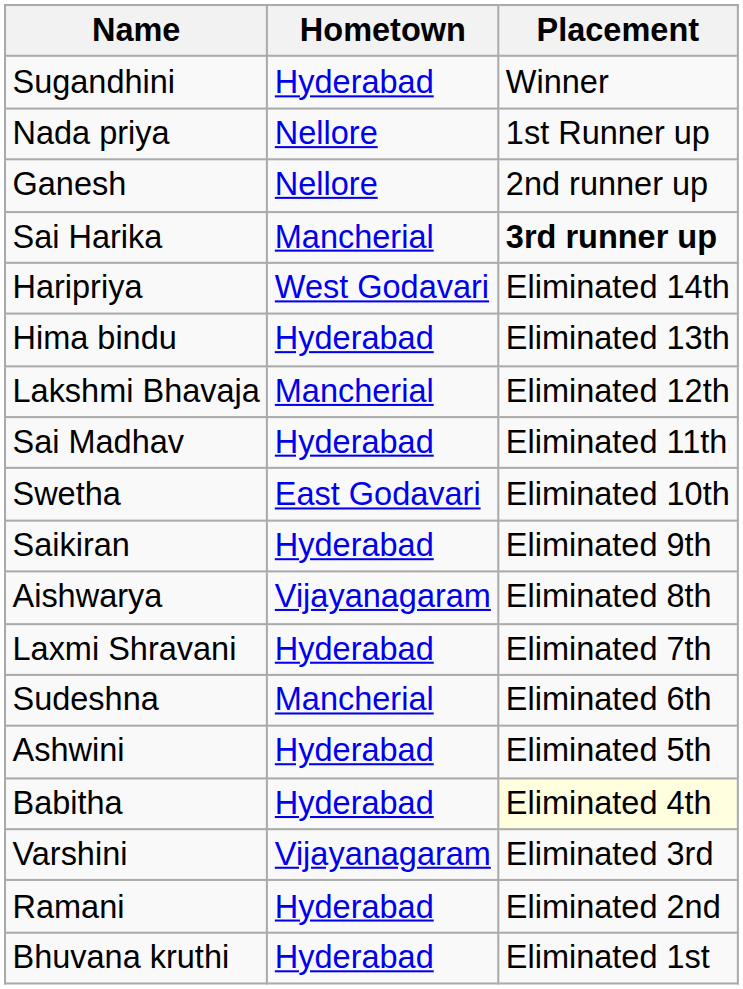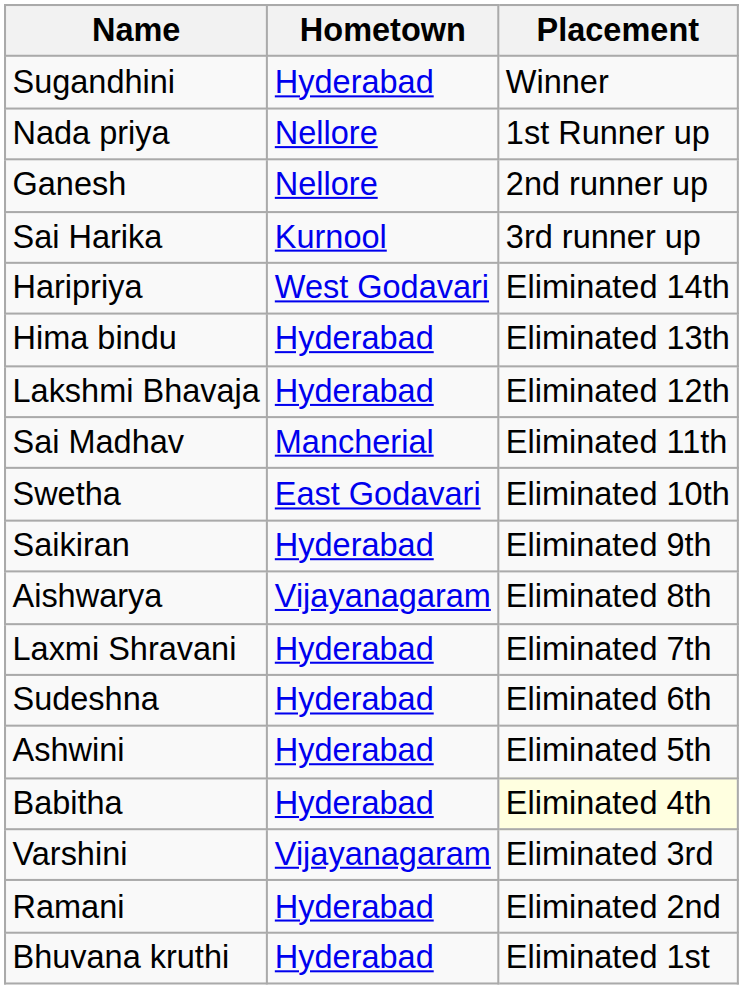(354, 236) Mancherial -> (331, 236) Kurnool
(611, 236) bold -> (603, 236) normal
(354, 390) Mancherial -> (354, 390) Hyderabad
(354, 442) Hyderabad -> (354, 442) Mancherial
(354, 699) Mancherial -> (354, 699) Hyderabad
